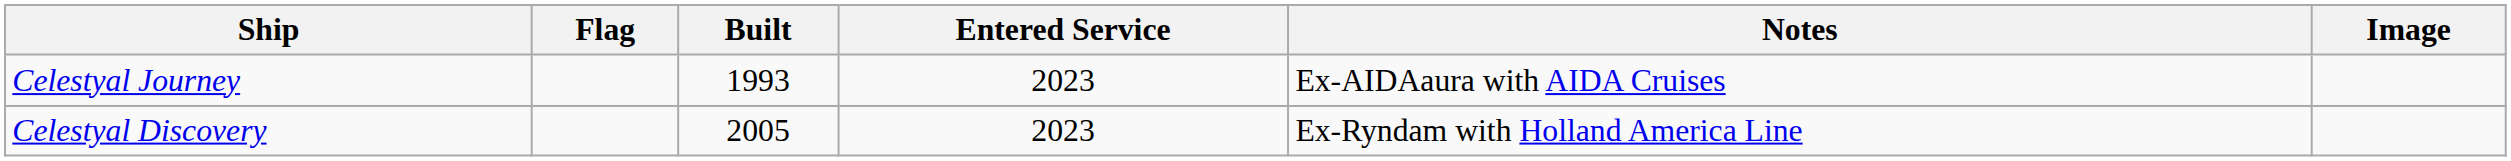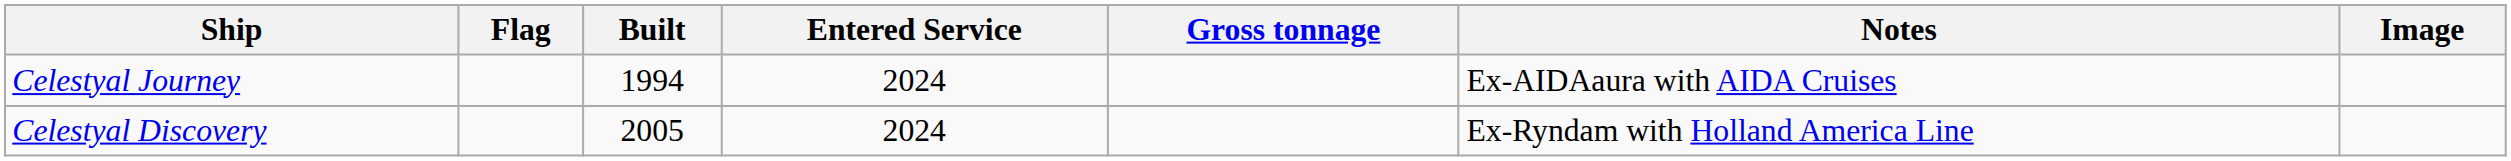+ column: (1283, 29)
(758, 79) 1993 -> (652, 79) 1994
(1063, 79) 2023 -> (914, 79) 2024
(1063, 130) 2023 -> (914, 130) 2024
